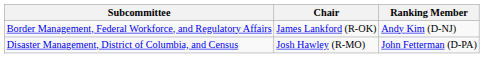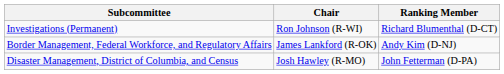+ row: (62, 28)
